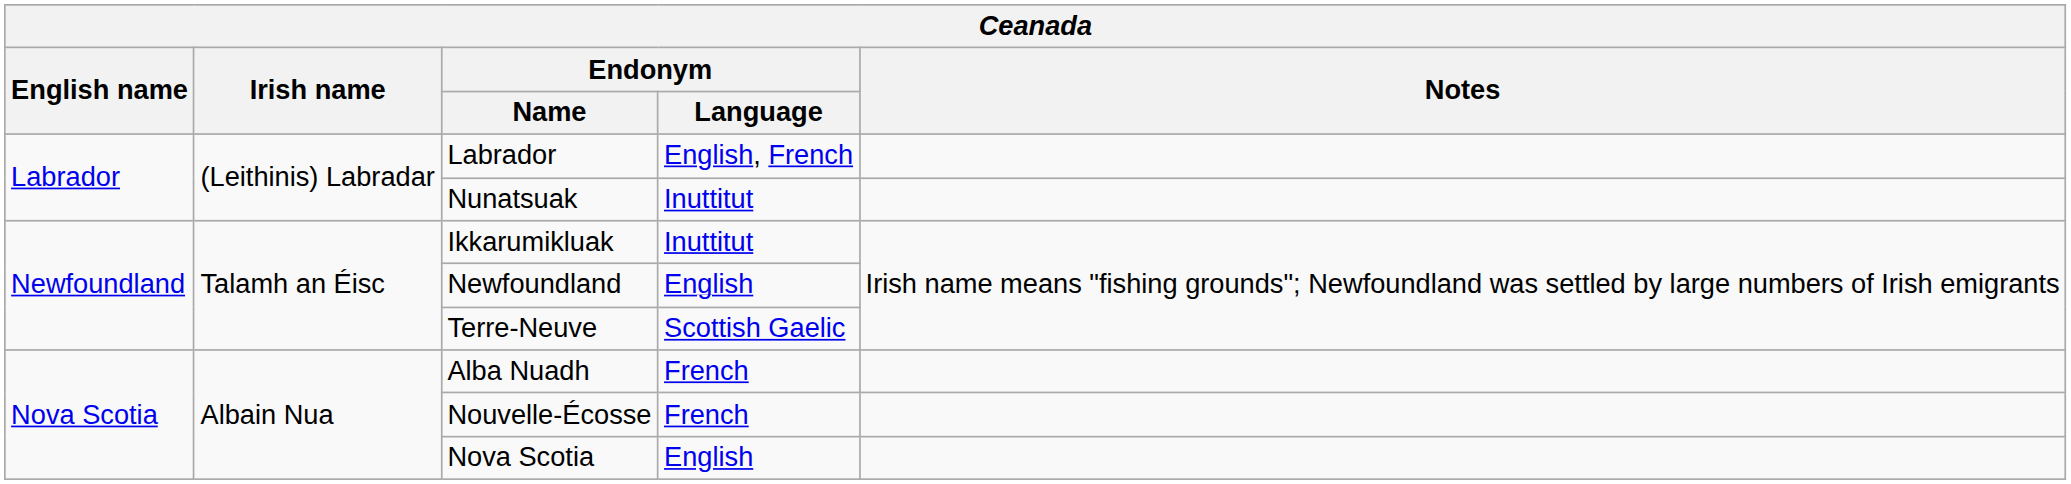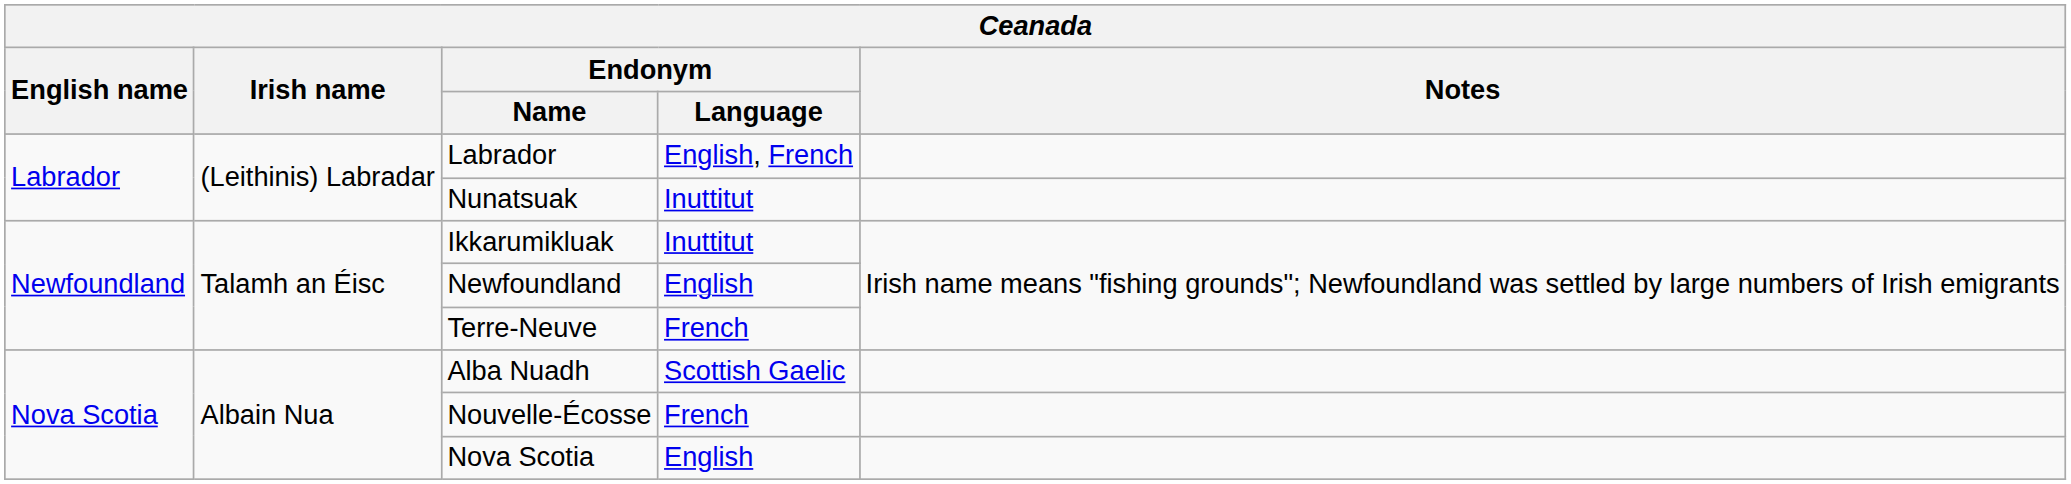(755, 328) Scottish Gaelic -> (706, 328) French
(706, 371) French -> (755, 371) Scottish Gaelic
